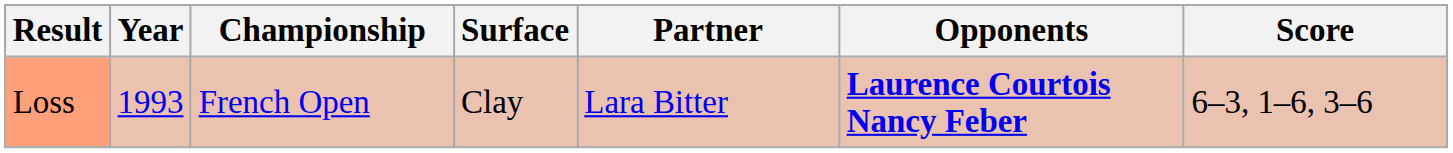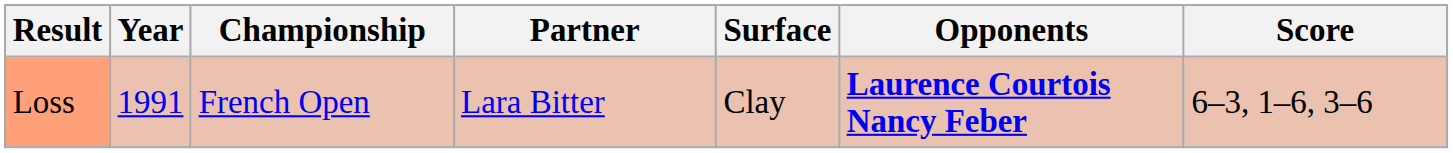columns swapped: (515, 30) <-> (708, 30)
(151, 101) 1993 -> (151, 101) 1991
